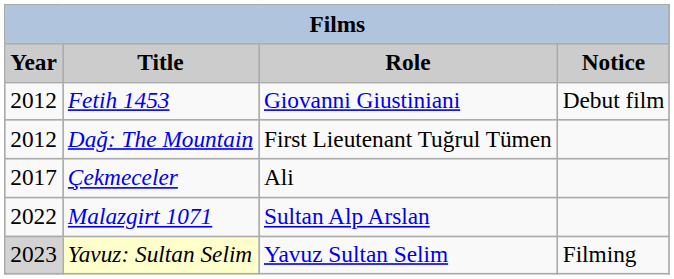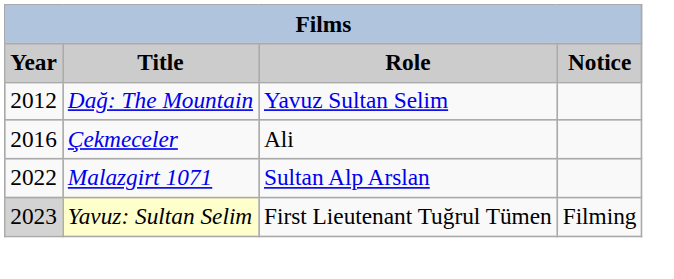- row: (119, 101)
(408, 139) First Lieutenant Tuğrul Tümen -> (356, 101) Yavuz Sultan Selim
(34, 178) 2017 -> (34, 139) 2016
(356, 254) Yavuz Sultan Selim -> (408, 216) First Lieutenant Tuğrul Tümen
